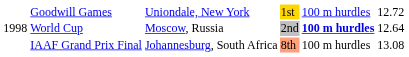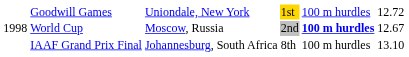(391, 28) 12.64 -> (391, 28) 12.67
(288, 45) lightsalmon background -> (288, 45) no background
(391, 45) 13.08 -> (391, 45) 13.10
